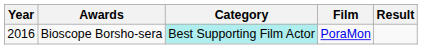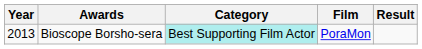(21, 34) 2016 -> (21, 34) 2013
